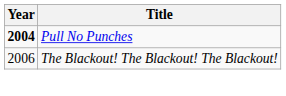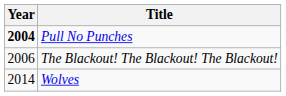+ row: (60, 79)
